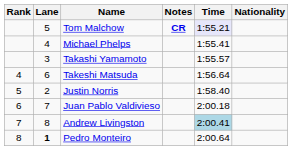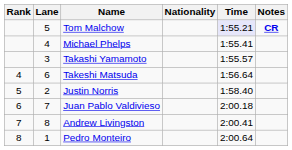columns swapped: (260, 12) <-> (178, 12)
(213, 122) lightblue background -> (236, 122) no background
(47, 138) bold -> (47, 138) normal
